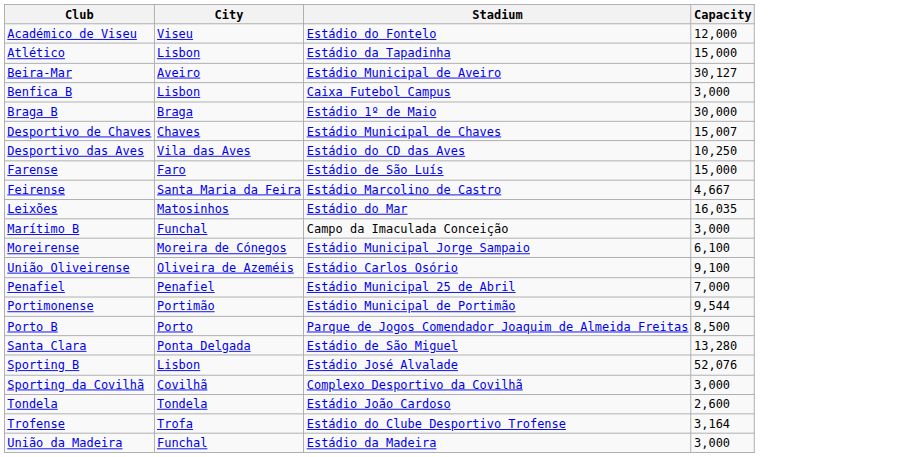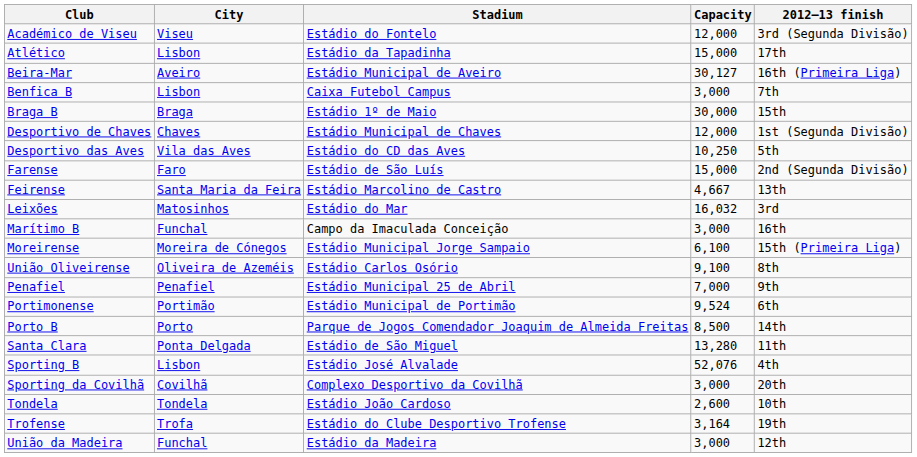+ column: (833, 14)
(716, 131) 15,007 -> (716, 131) 12,000
(716, 209) 16,035 -> (716, 209) 16,032
(712, 307) 9,544 -> (712, 307) 9,524
